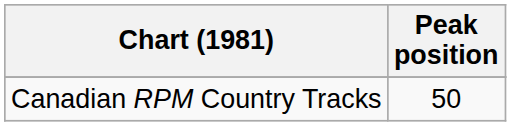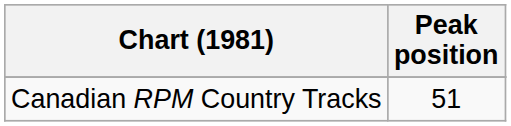(446, 98) 50 -> (446, 98) 51
